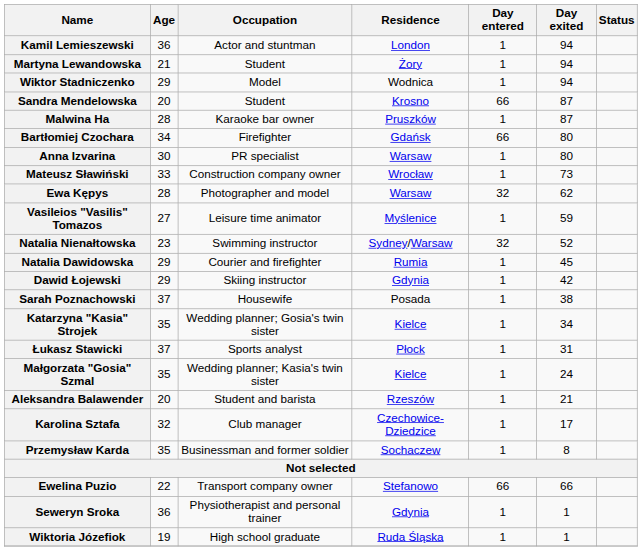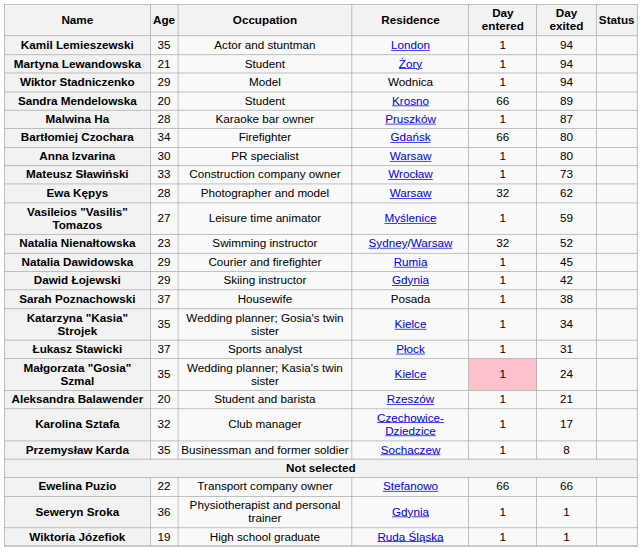(164, 45) 36 -> (164, 45) 35
(566, 100) 87 -> (566, 100) 89
(503, 374) no background -> (503, 374) pink background
